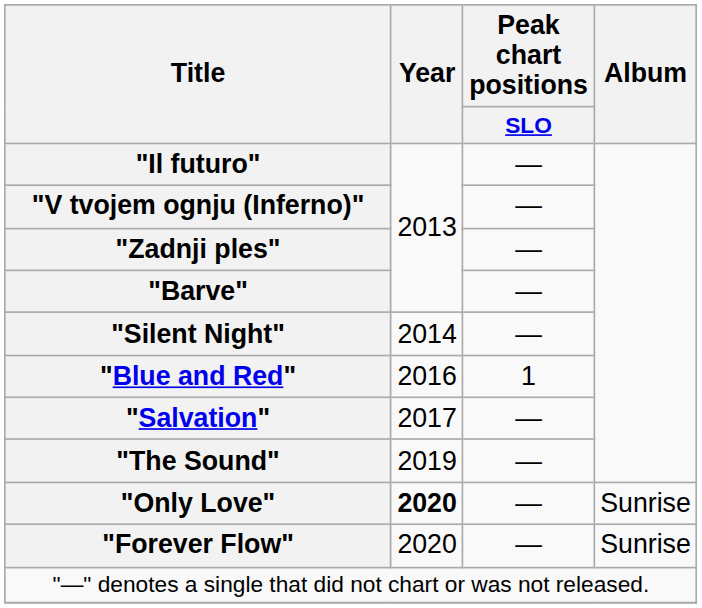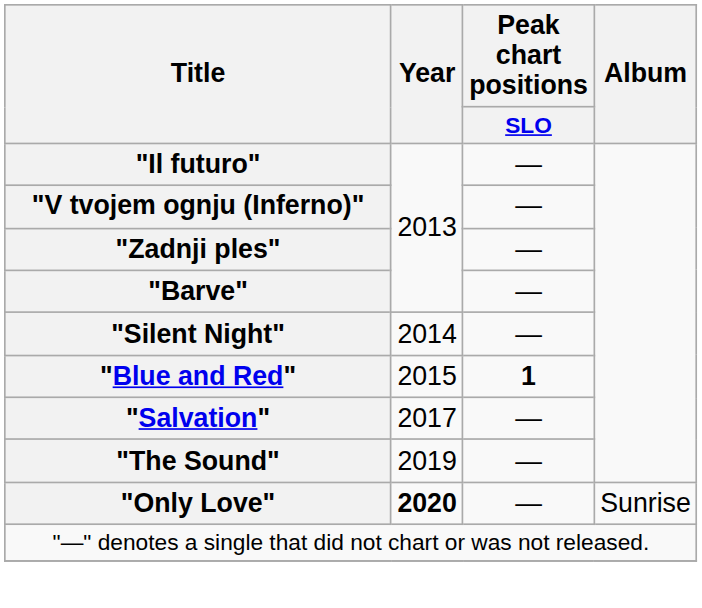(427, 375) 2016 -> (427, 375) 2015
(529, 375) normal -> (529, 375) bold
- row: (198, 545)
